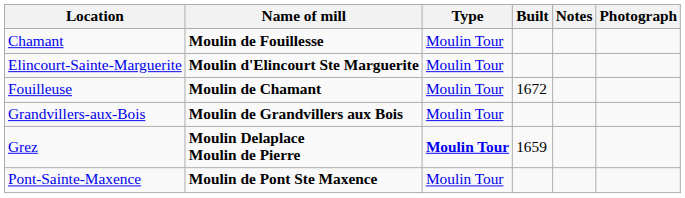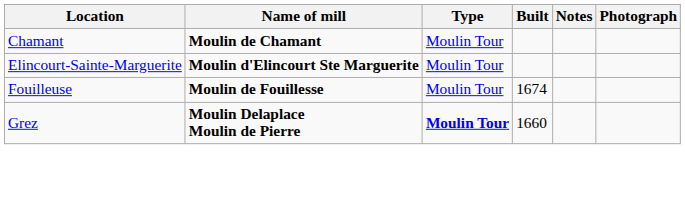(256, 41) Moulin de Fouillesse -> (255, 41) Moulin de Chamant
(255, 89) Moulin de Chamant -> (256, 89) Moulin de Fouillesse
(532, 89) 1672 -> (532, 89) 1674
- row: (77, 114)
(532, 147) 1659 -> (532, 122) 1660
- row: (75, 180)
